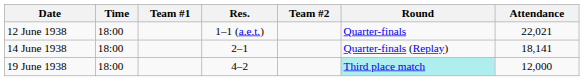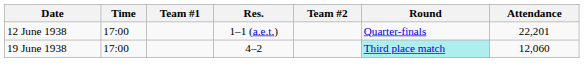(111, 31) 18:00 -> (116, 31) 17:00
(537, 31) 22,021 -> (534, 31) 22,201
- row: (37, 48)
(111, 66) 18:00 -> (116, 48) 17:00
(537, 66) 12,000 -> (534, 48) 12,060
